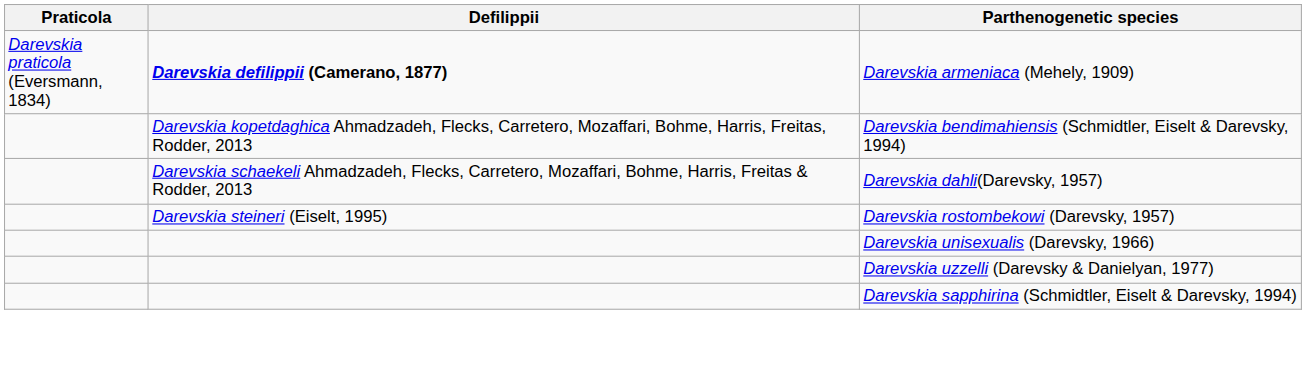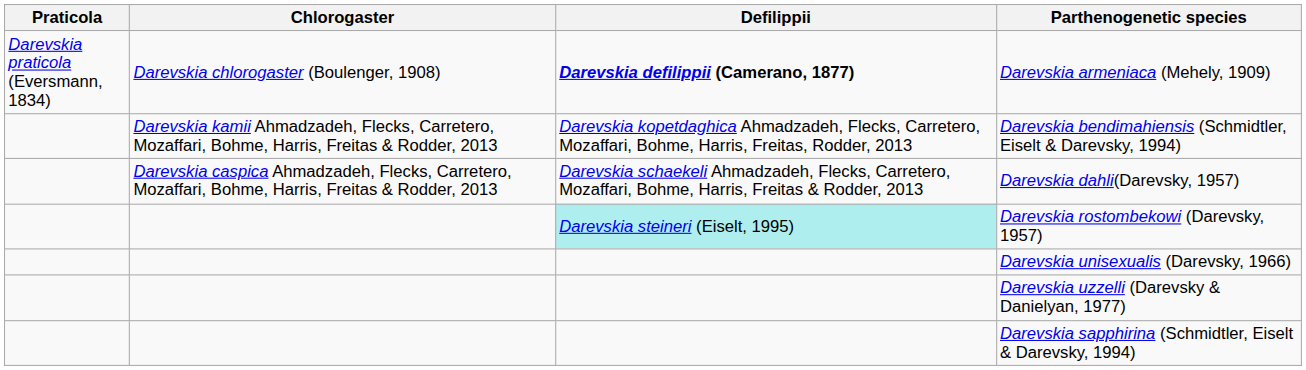+ column: (342, 17)
(270, 216) no background -> (677, 226) paleturquoise background
